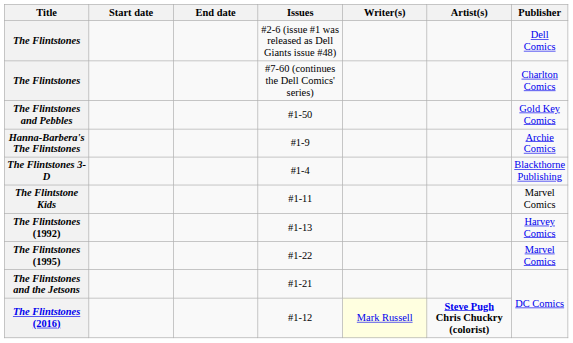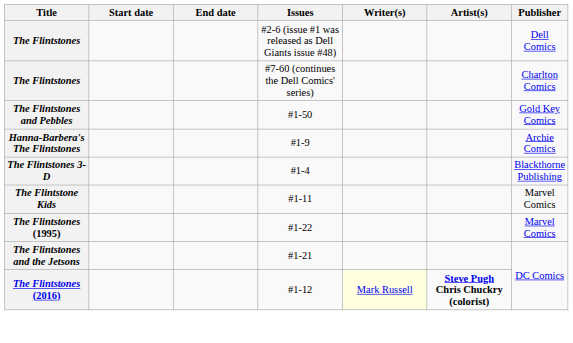- row: (47, 227)
